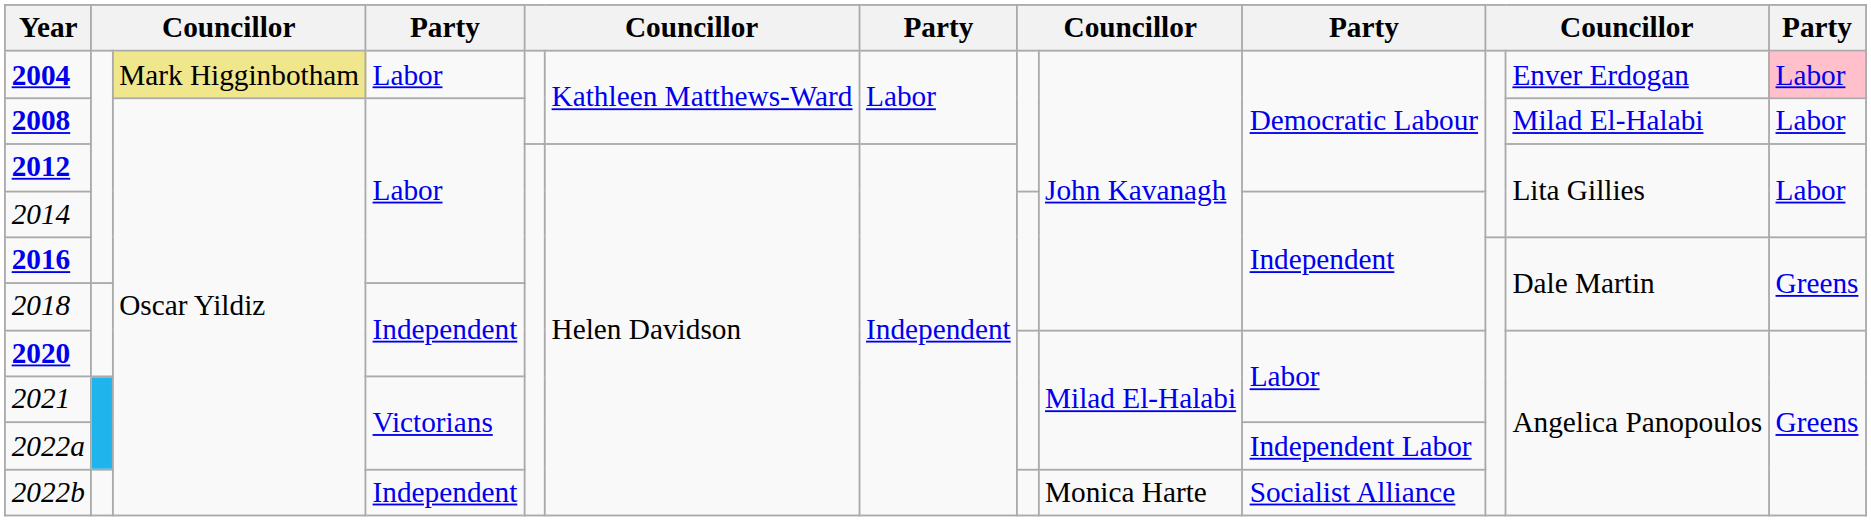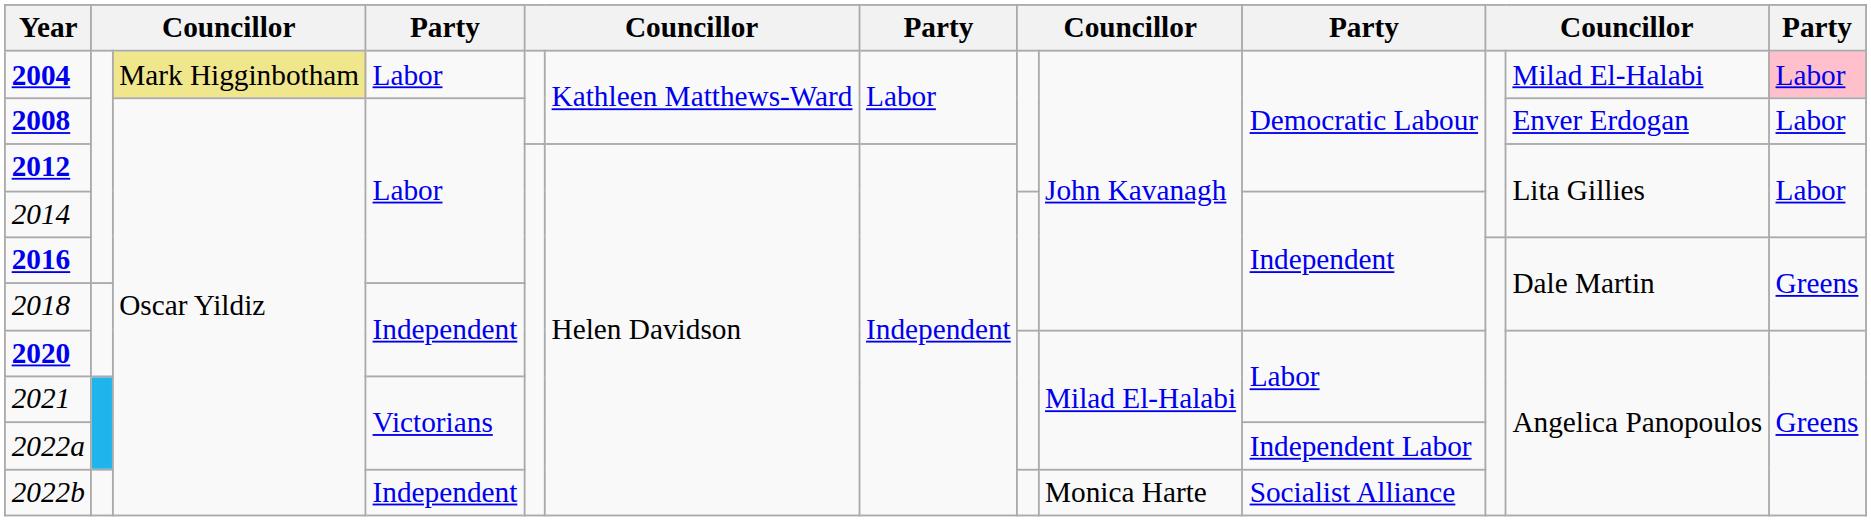(1601, 74) Enver Erdogan -> (1608, 74) Milad El-Halabi
(1608, 120) Milad El-Halabi -> (1601, 120) Enver Erdogan
